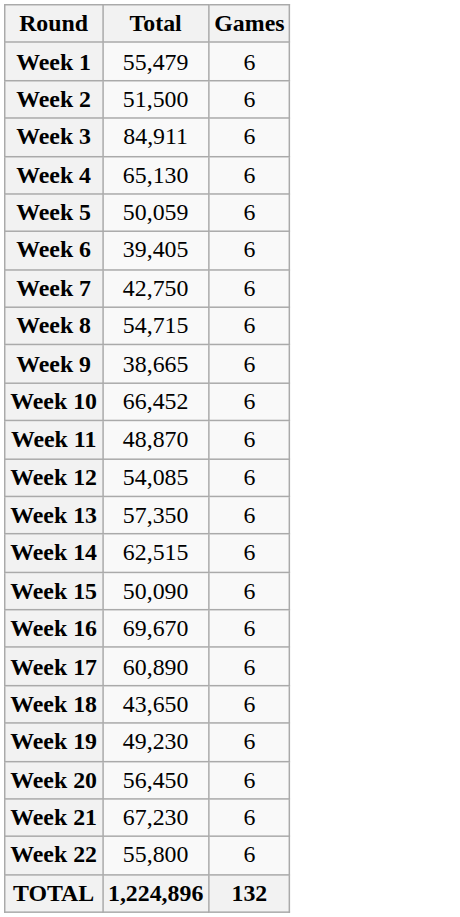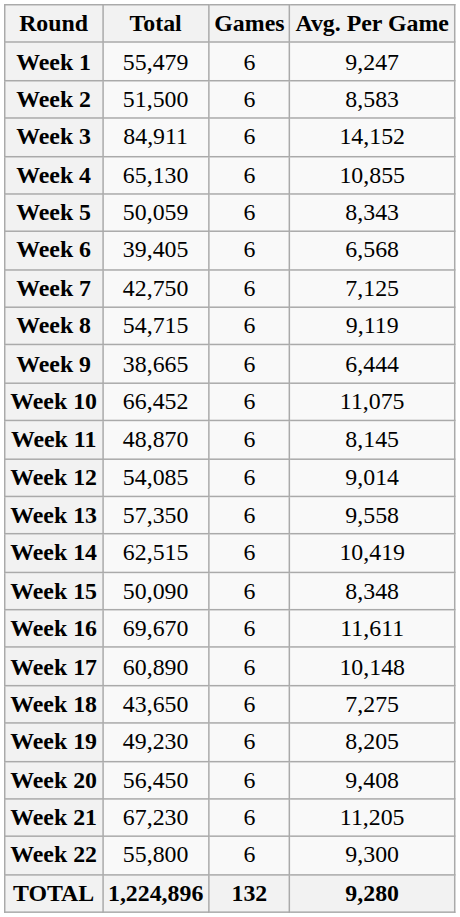+ column: (372, 23)
